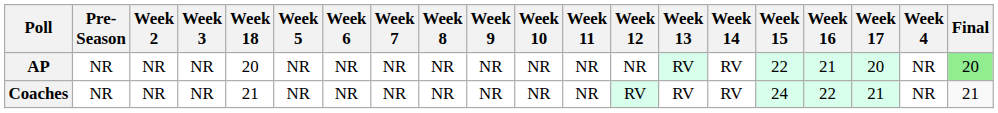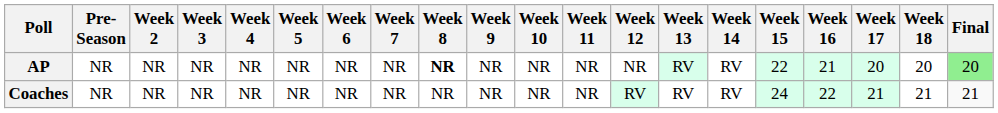columns swapped: (924, 28) <-> (250, 28)
(443, 66) normal -> (443, 66) bold
